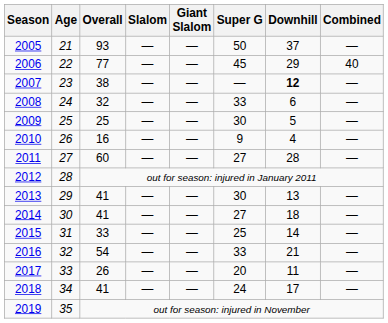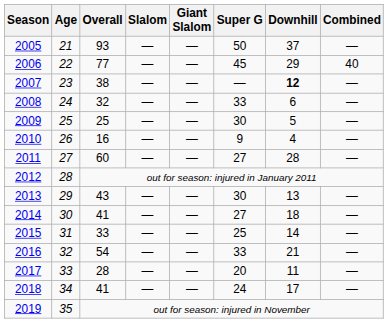(103, 196) 41 -> (103, 196) 43
(103, 271) 26 -> (103, 271) 28
